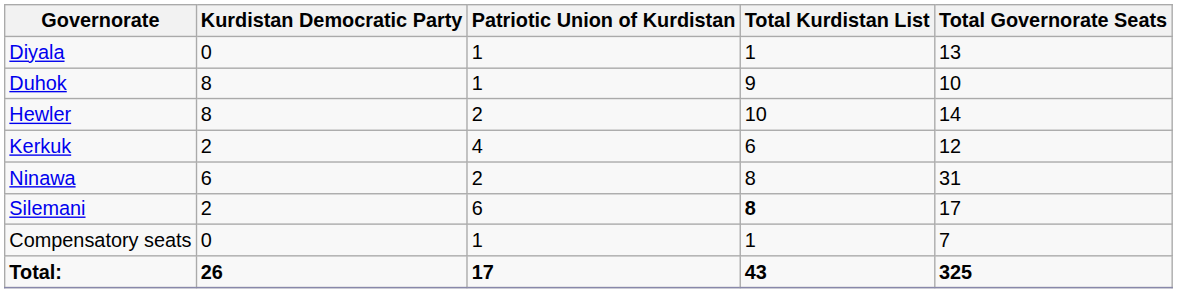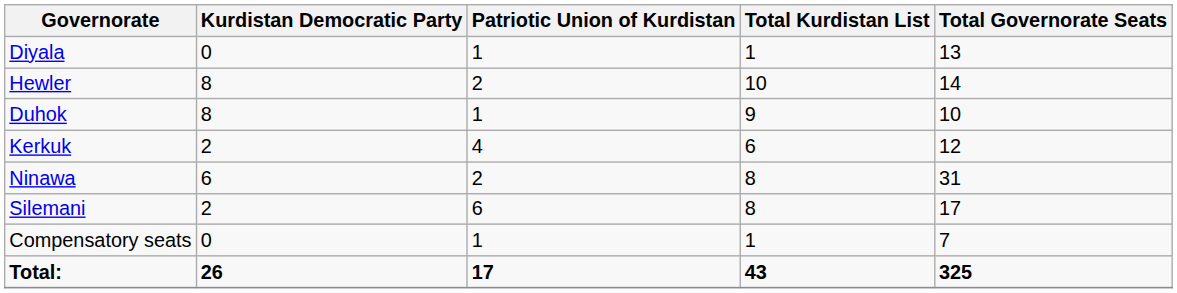rows swapped: (38, 84) <-> (40, 115)
(750, 209) bold -> (750, 209) normal
